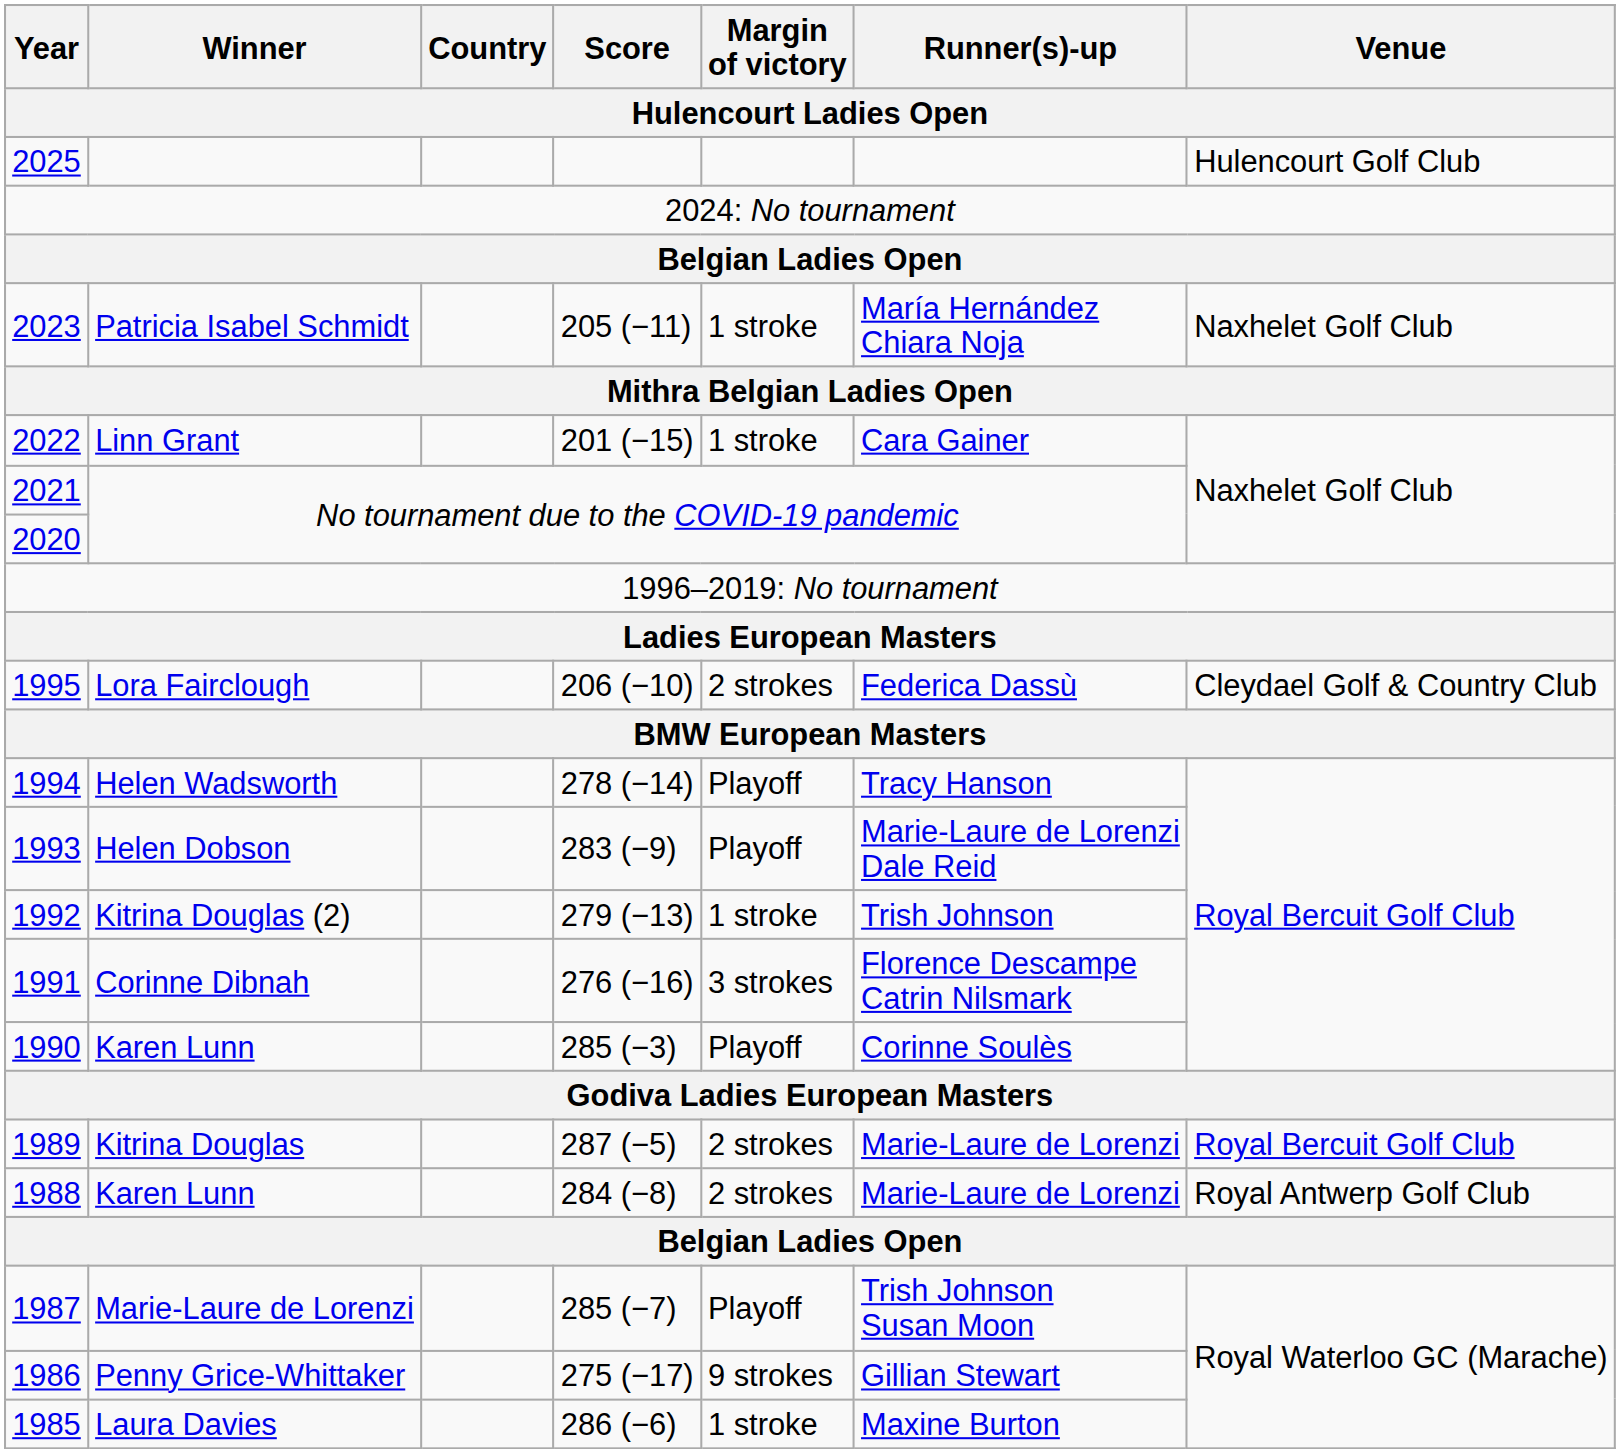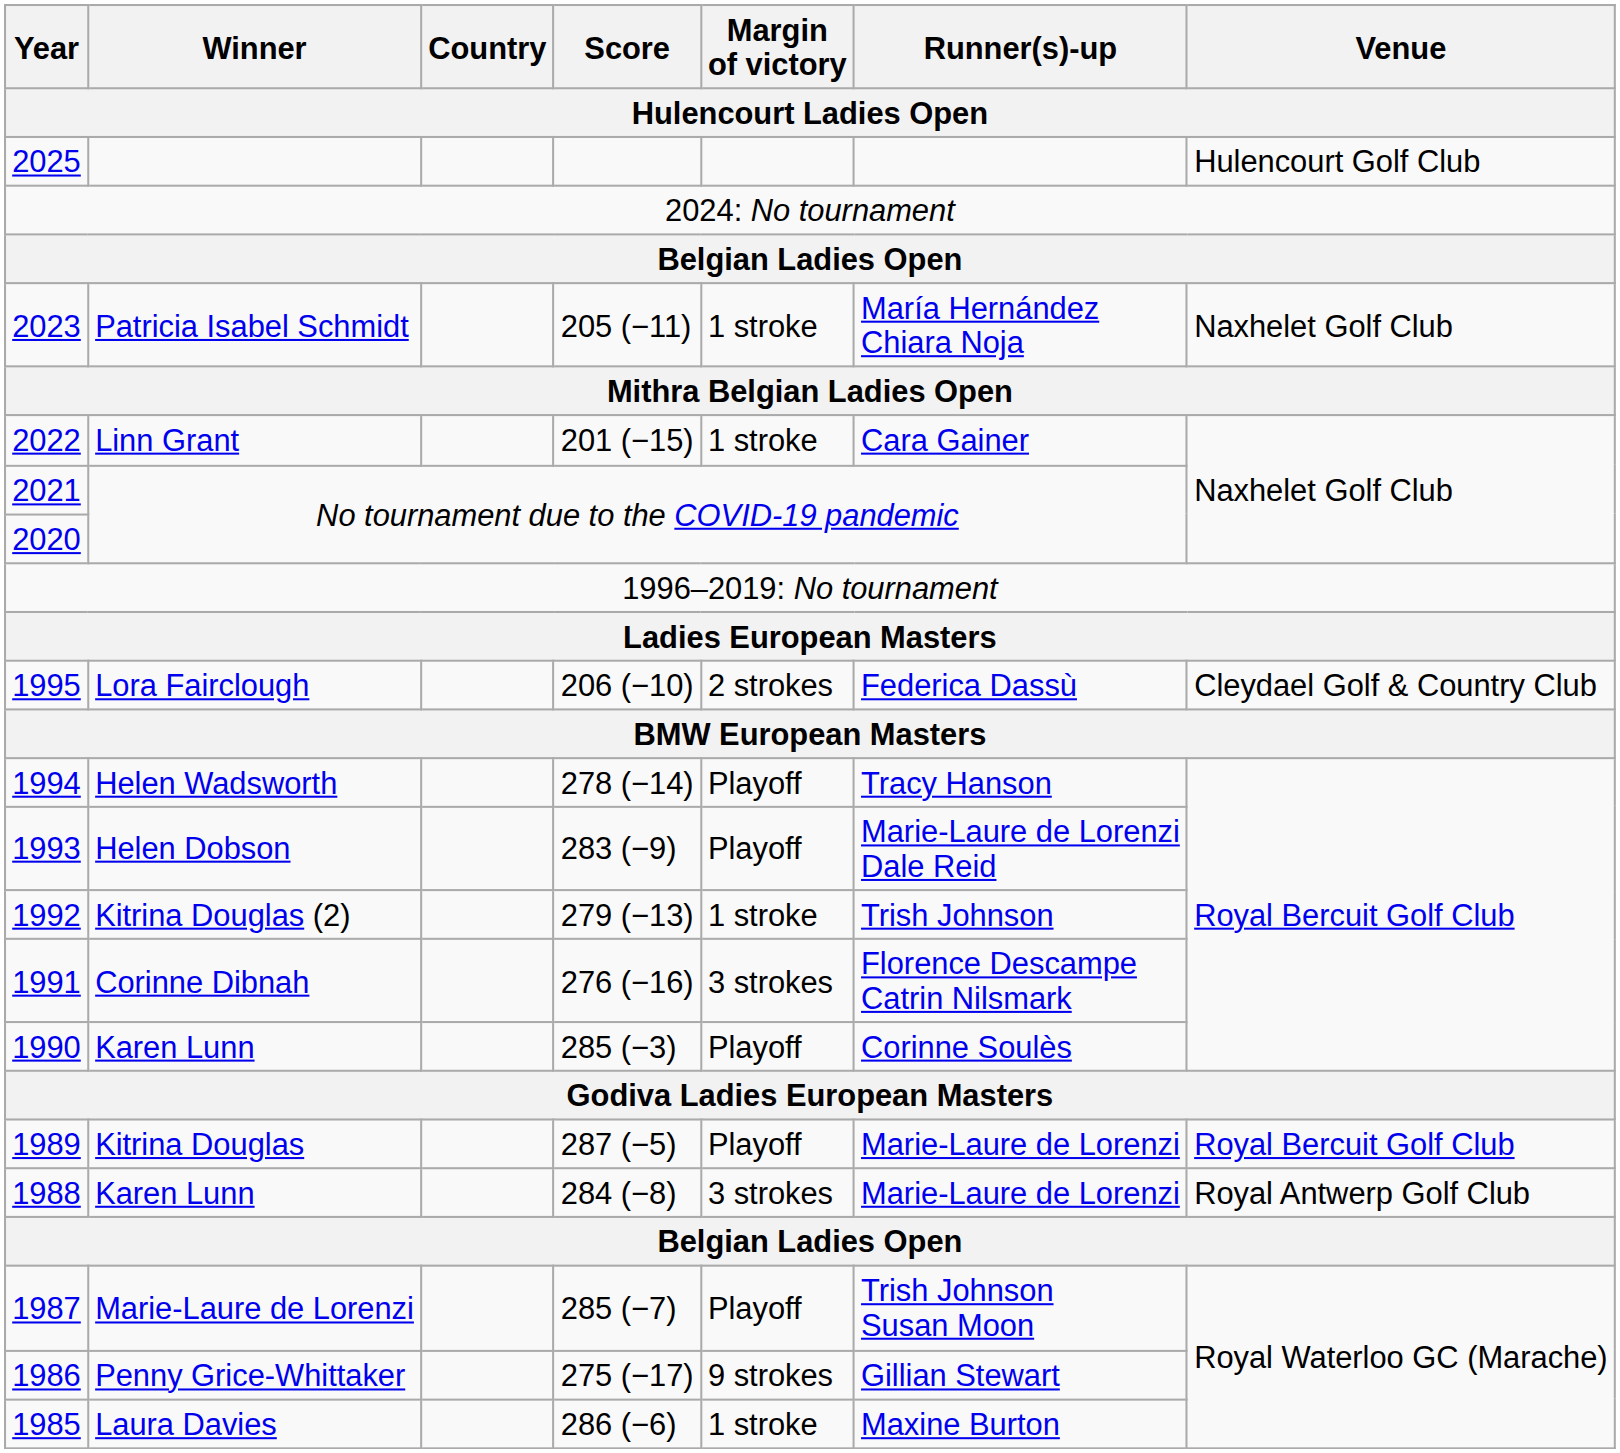(770, 1145) 2 strokes -> (755, 1145) Playoff
(770, 1193) 2 strokes -> (770, 1193) 3 strokes
